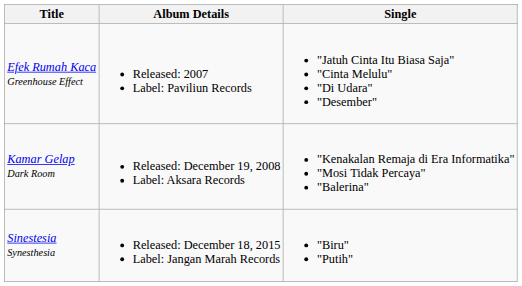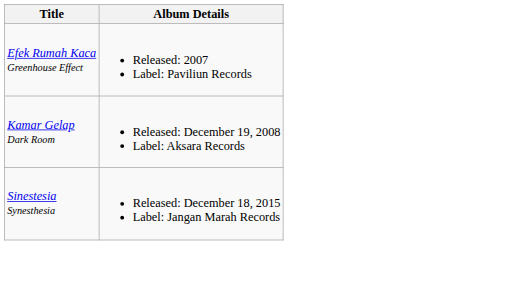- column: (400, 14)
